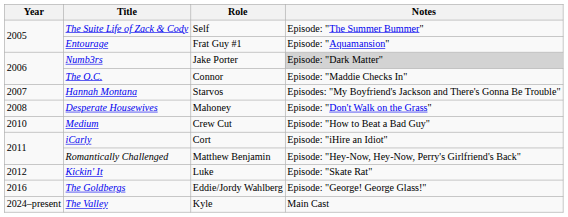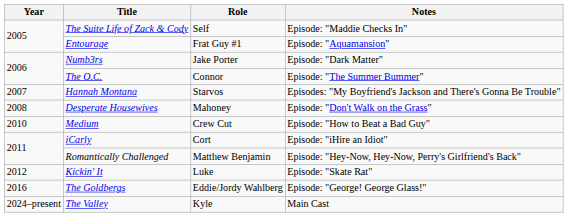(355, 28) Episode: "The Summer Bummer" -> (347, 28) Episode: "Maddie Checks In"
(335, 60) lightgrey background -> (335, 60) no background
(347, 76) Episode: "Maddie Checks In" -> (355, 76) Episode: "The Summer Bummer"
